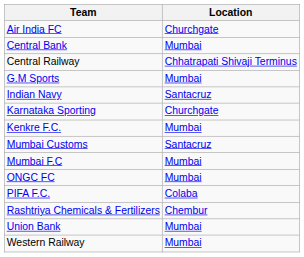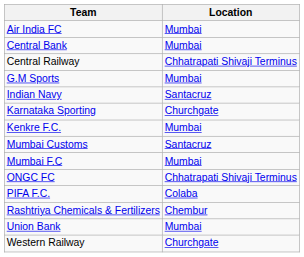(192, 29) Churchgate -> (183, 29) Mumbai
(183, 177) Mumbai -> (231, 177) Chhatrapati Shivaji Terminus
(183, 243) Mumbai -> (192, 243) Churchgate
